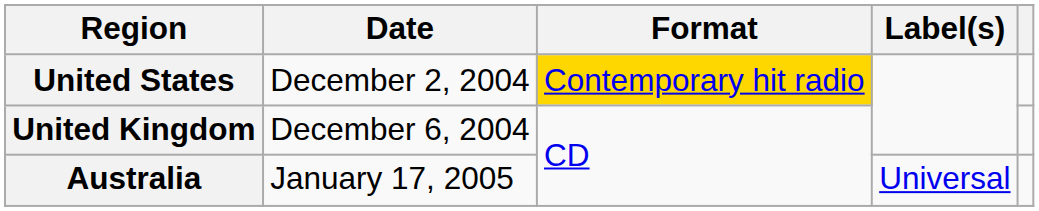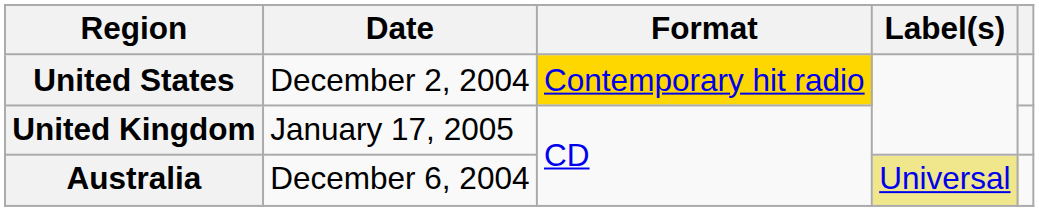(400, 129) December 6, 2004 -> (392, 129) January 17, 2005
(392, 179) January 17, 2005 -> (400, 179) December 6, 2004
(945, 179) no background -> (945, 179) khaki background
